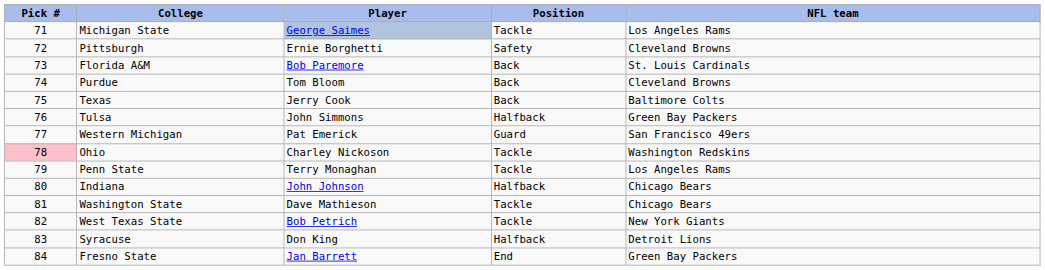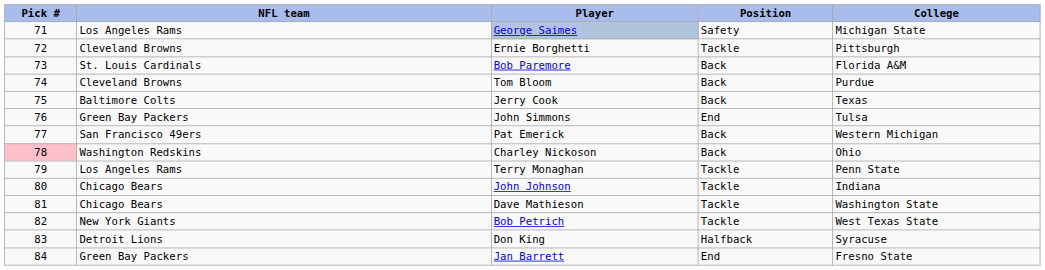columns swapped: (833, 13) <-> (180, 13)
(513, 30) Tackle -> (720, 30) Safety
(513, 48) Safety -> (720, 48) Tackle
(519, 117) Halfback -> (710, 117) End
(510, 135) Guard -> (714, 135) Back
(513, 152) Tackle -> (714, 152) Back
(519, 187) Halfback -> (720, 187) Tackle
